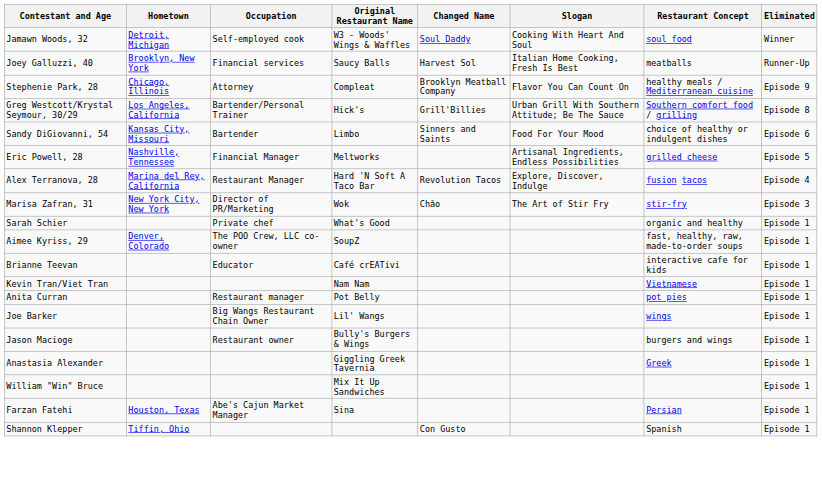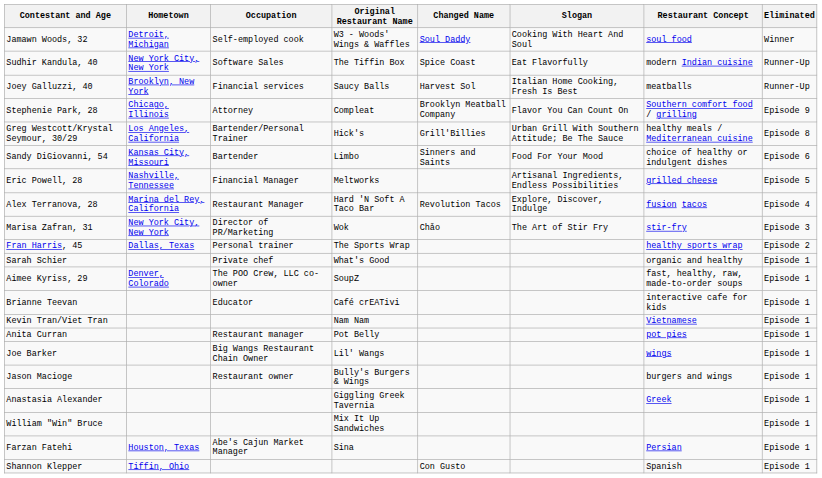+ row: (52, 63)
(700, 87) healthy meals / Mediterranean cuisine -> (699, 110) Southern comfort food / grilling
(700, 110) Southern comfort food / grilling -> (699, 134) healthy meals / Mediterranean cuisine
+ row: (44, 246)
